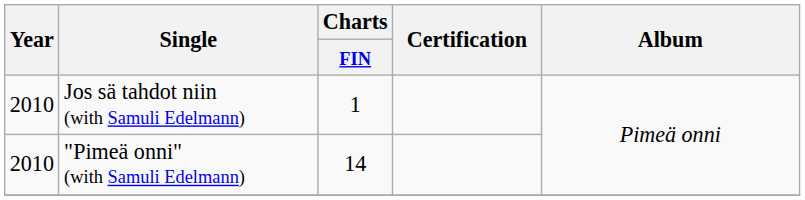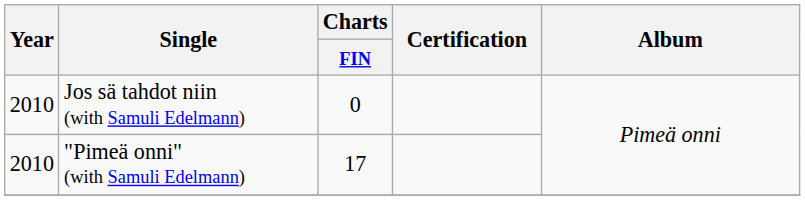(355, 104) 1 -> (355, 104) 0
(355, 164) 14 -> (355, 164) 17
